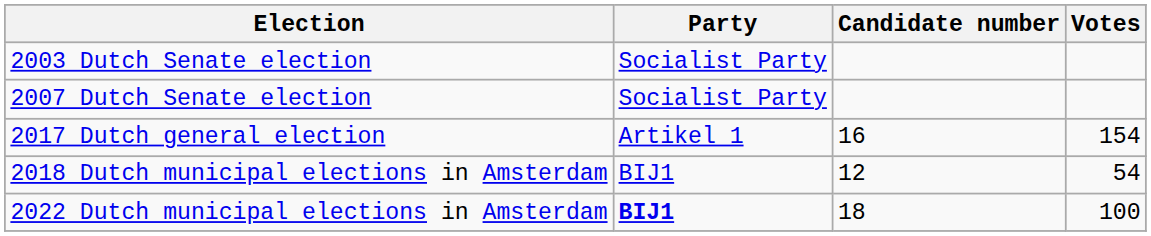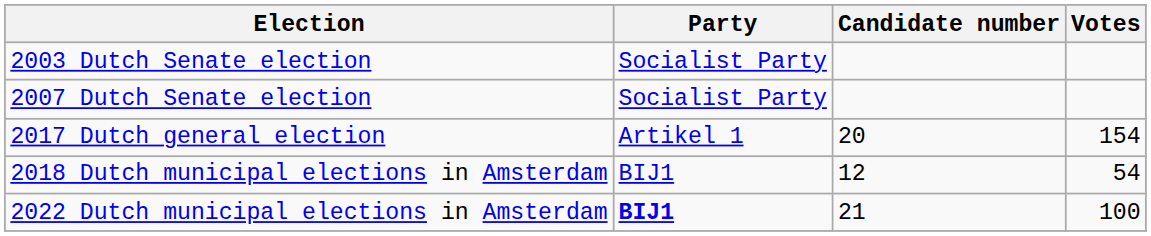(852, 137) 16 -> (852, 137) 20
(852, 212) 18 -> (852, 212) 21
